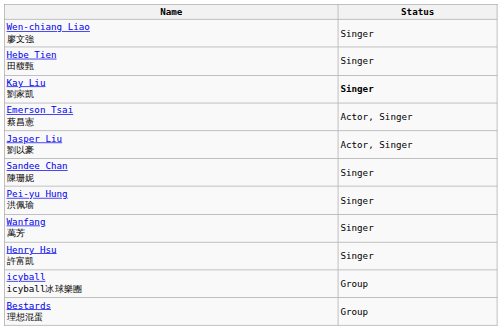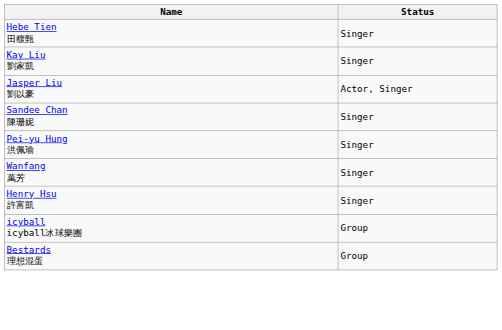- row: (48, 33)
(357, 89) bold -> (357, 61) normal
- row: (40, 116)
